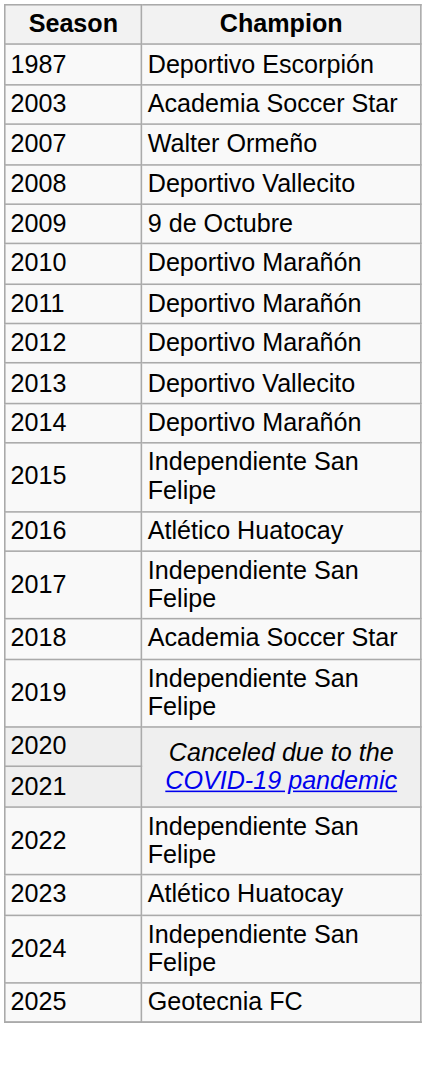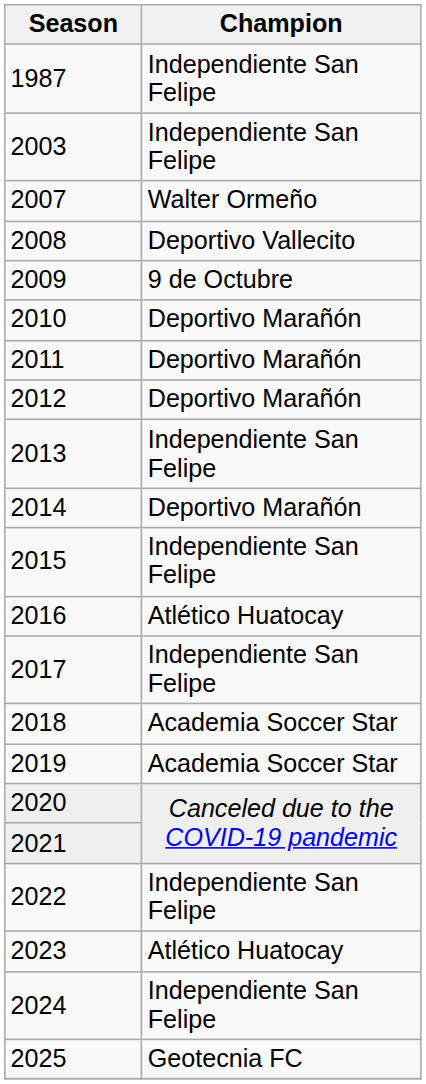(261, 64) Deportivo Escorpión -> (253, 78) Independiente San Felipe
(273, 104) Academia Soccer Star -> (253, 146) Independiente San Felipe
(252, 382) Deportivo Vallecito -> (253, 453) Independiente San Felipe
(253, 692) Independiente San Felipe -> (273, 763) Academia Soccer Star
